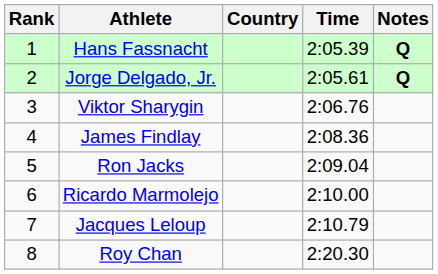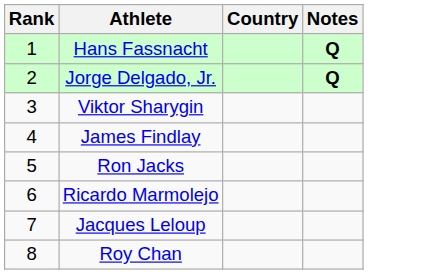- column: (338, 19)
